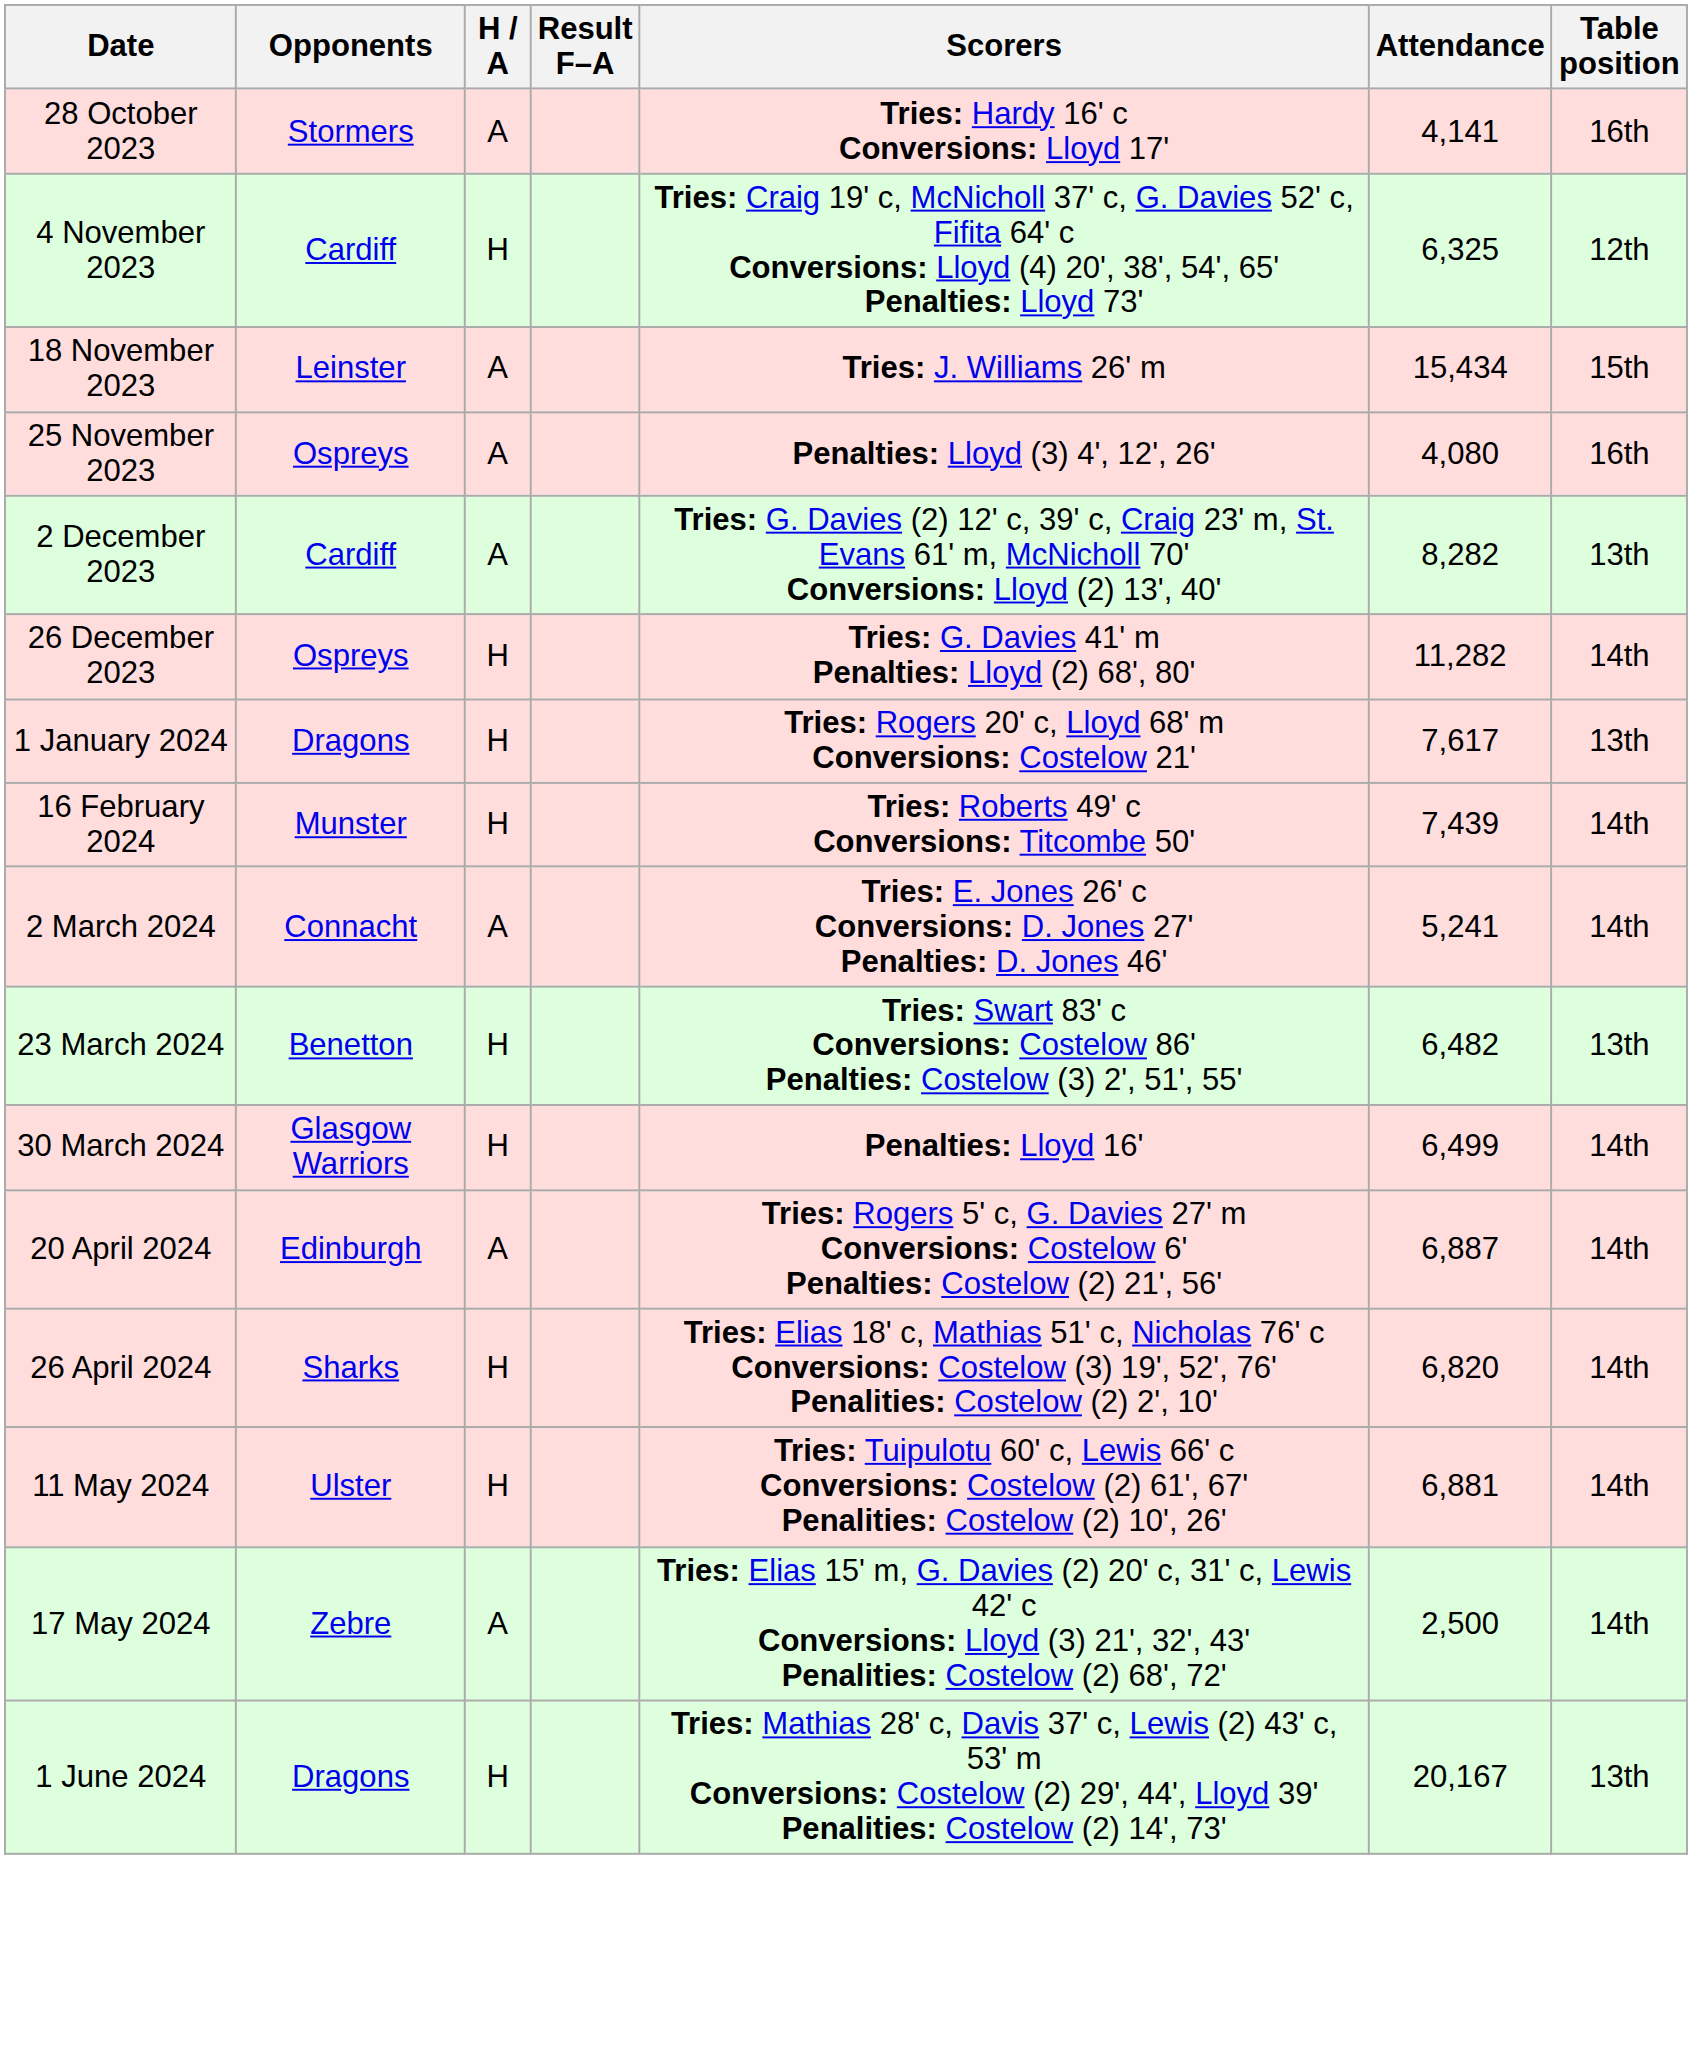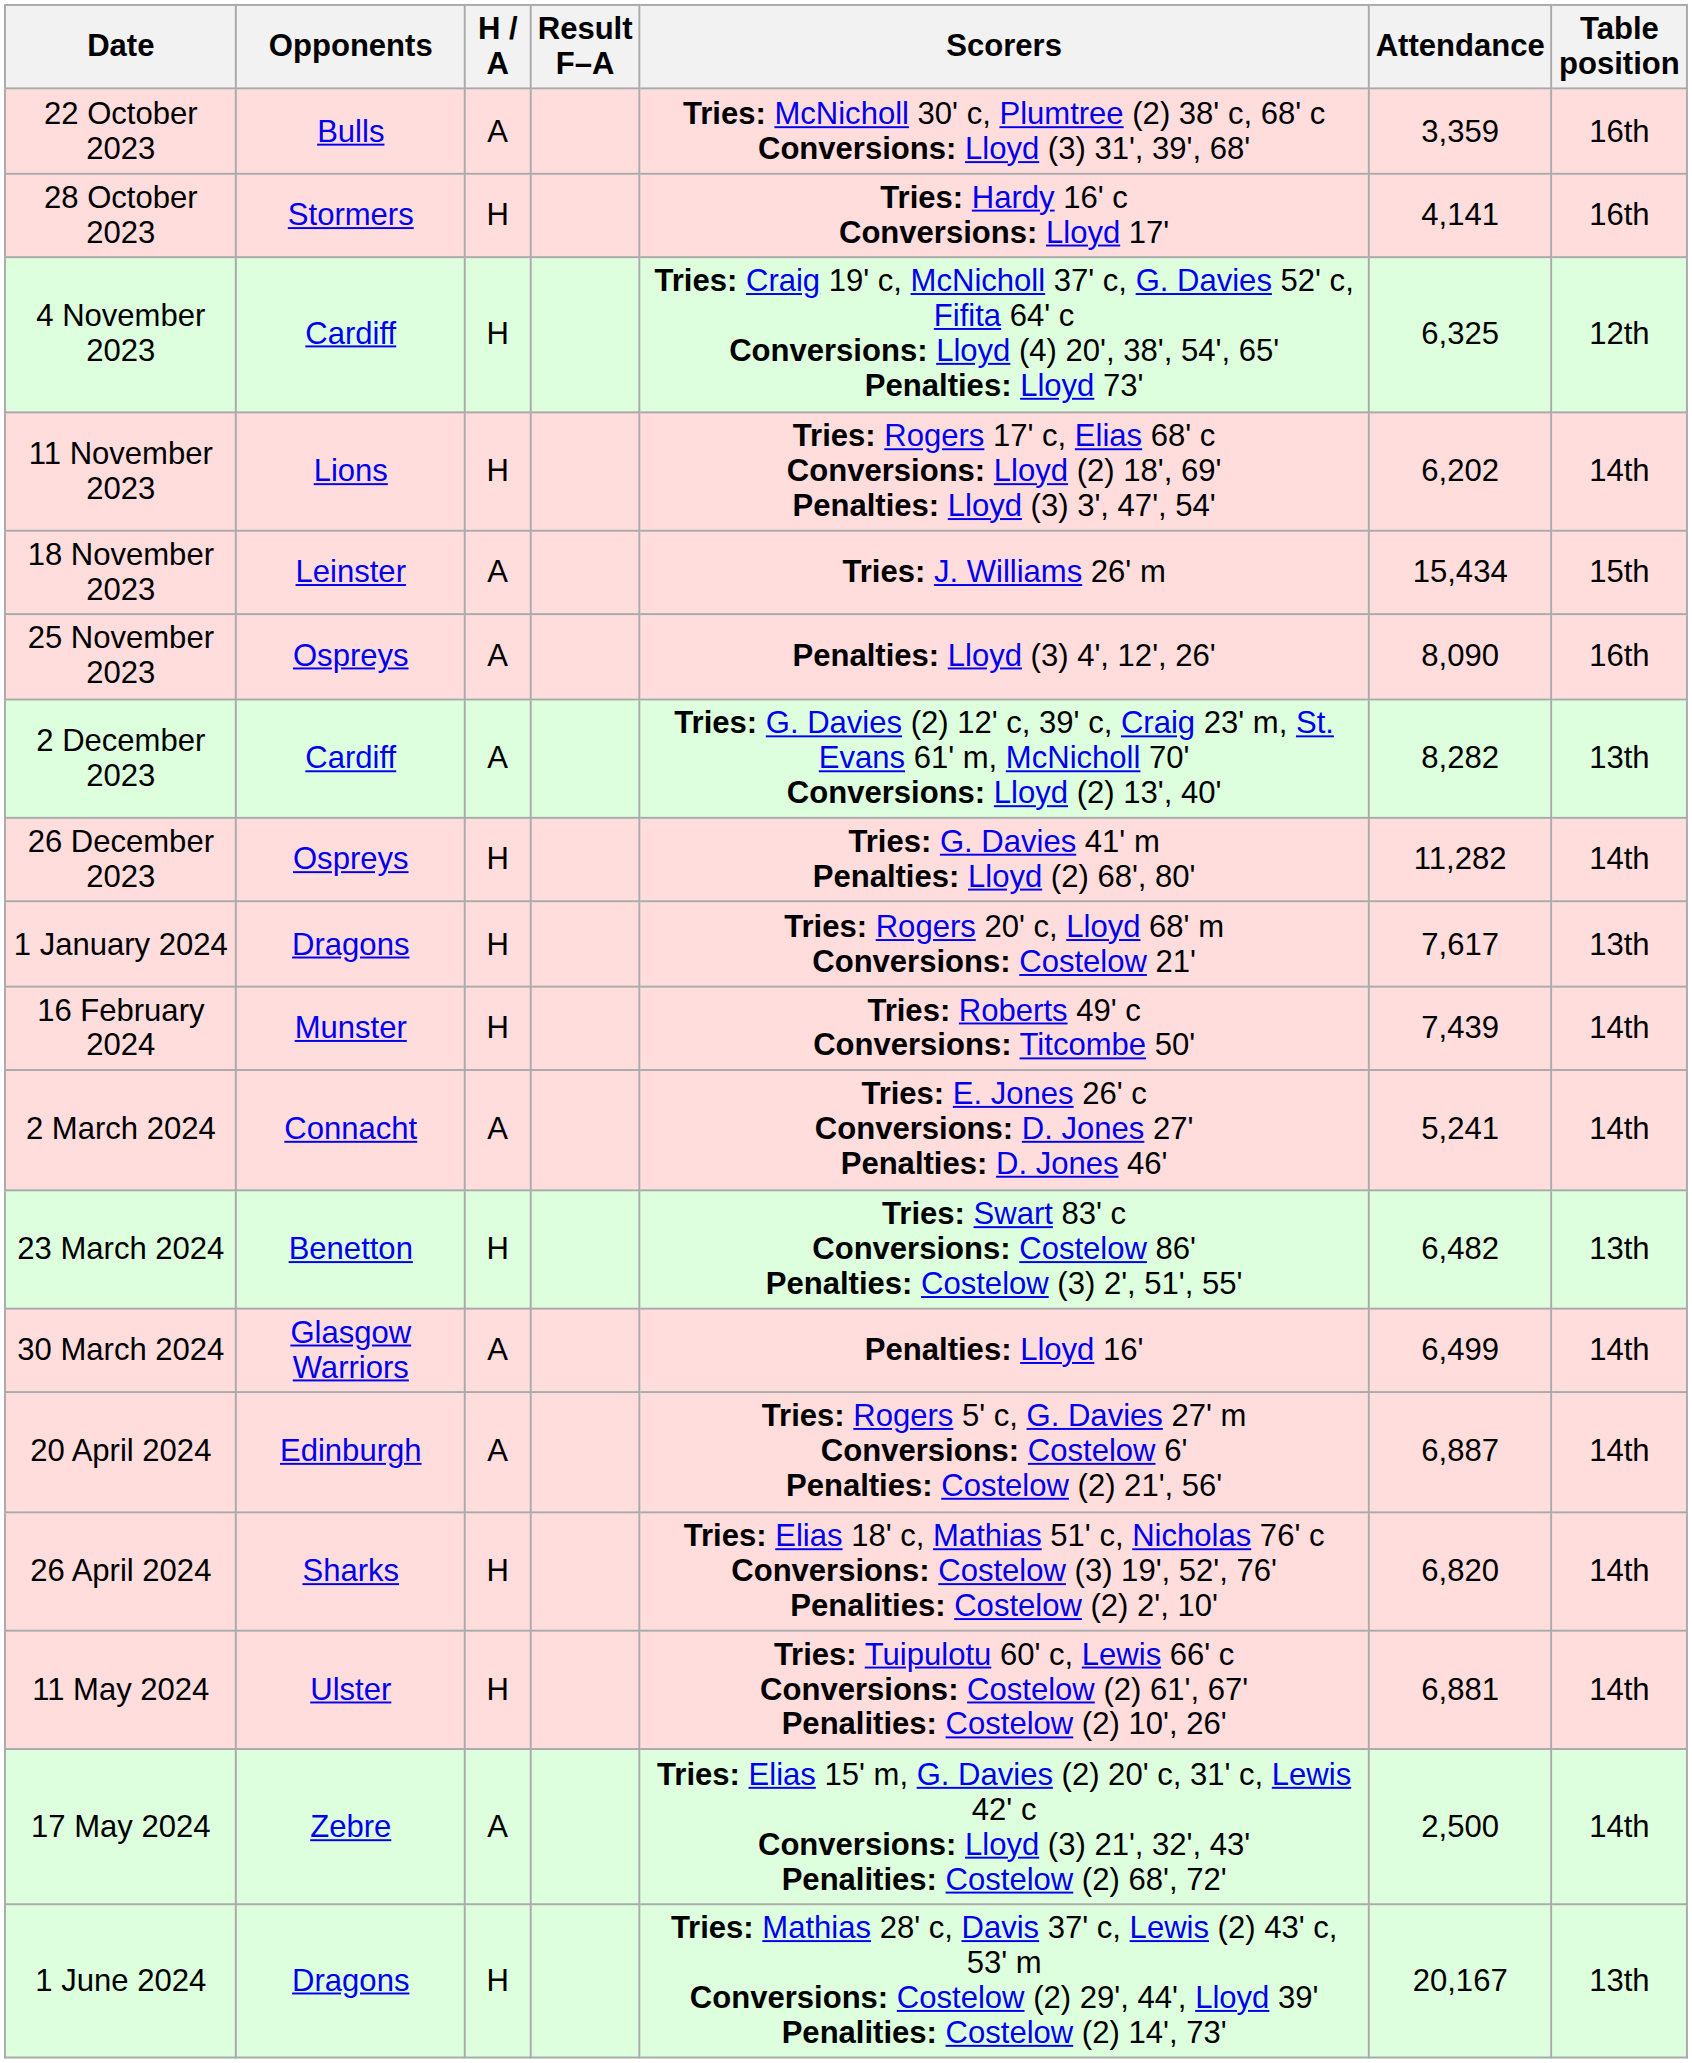+ row: (121, 130)
(498, 130) A -> (498, 214) H
+ row: (121, 470)
(1460, 453) 4,080 -> (1460, 656) 8,090
(498, 1146) H -> (498, 1350) A
